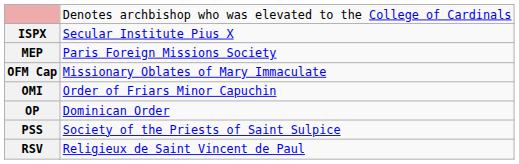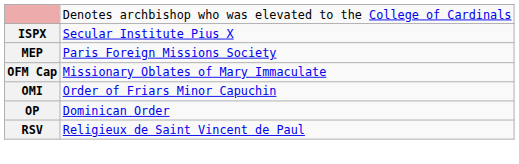- row: (32, 130)
